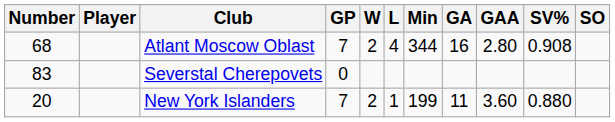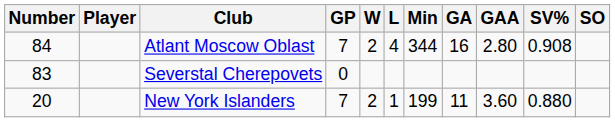(42, 46) 68 -> (42, 46) 84
